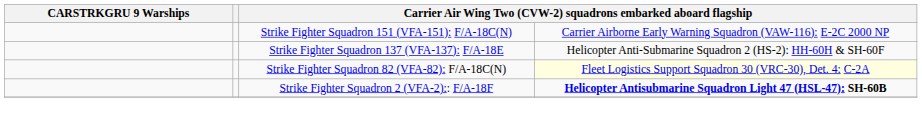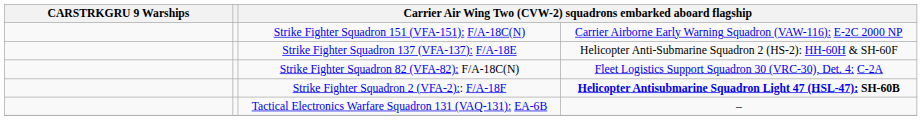(726, 69) lightyellow background -> (739, 69) no background
+ row: (399, 106)
